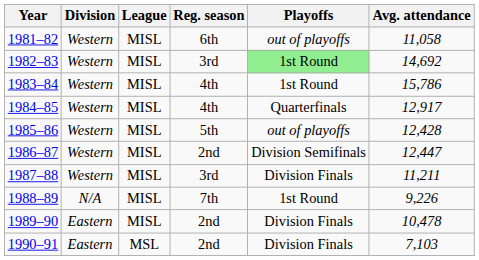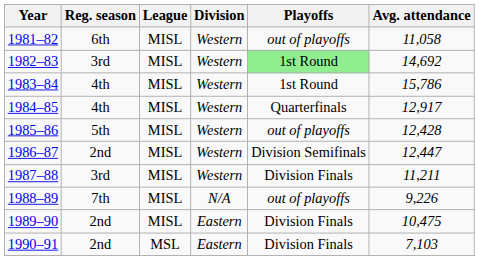columns swapped: (90, 15) <-> (209, 15)
(309, 198) 1st Round -> (309, 198) out of playoffs
(422, 221) 10,478 -> (422, 221) 10,475
